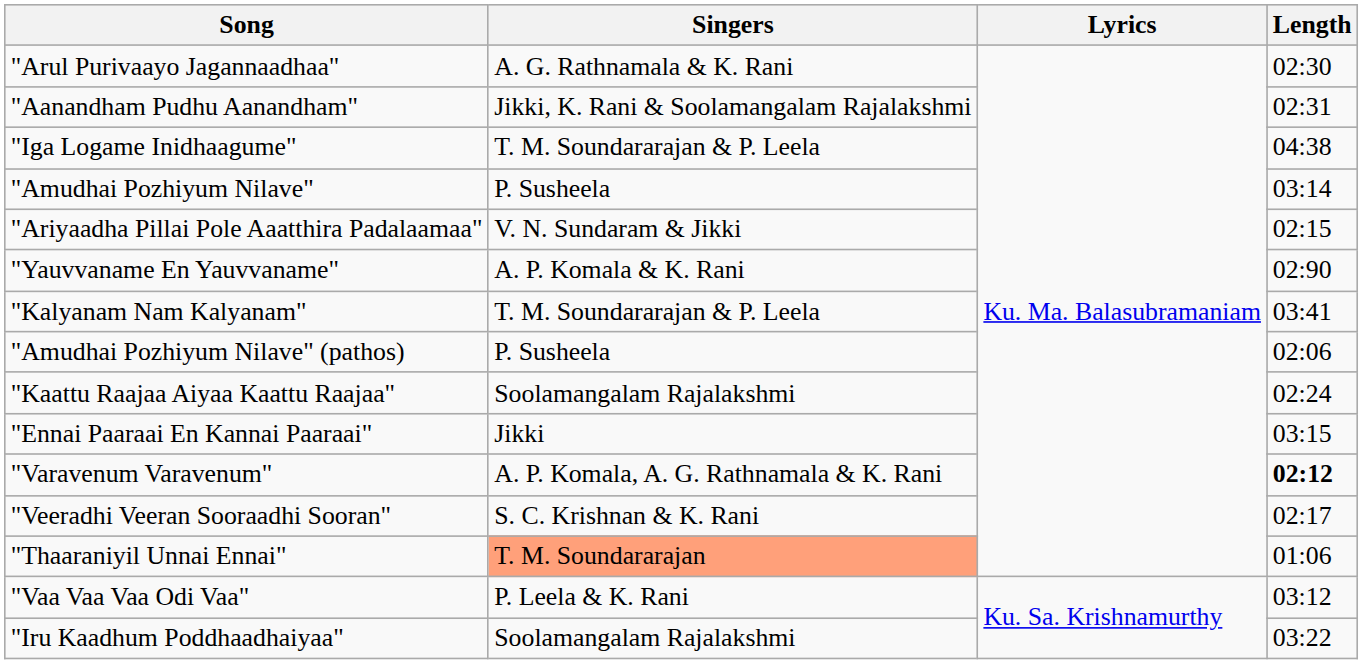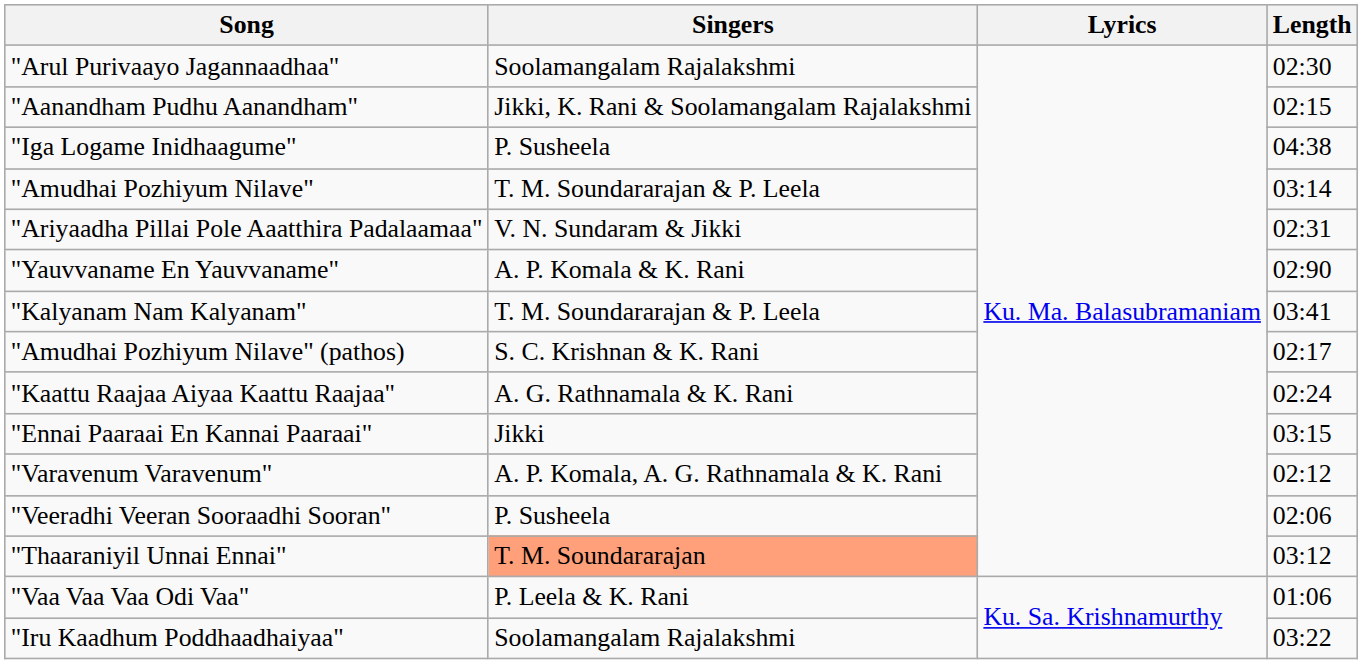(644, 65) A. G. Rathnamala & K. Rani -> (645, 65) Soolamangalam Rajalakshmi
(1302, 106) 02:31 -> (1302, 106) 02:15
(657, 147) T. M. Soundararajan & P. Leela -> (552, 147) P. Susheela
(552, 188) P. Susheela -> (657, 188) T. M. Soundararajan & P. Leela
(1302, 229) 02:15 -> (1302, 229) 02:31
(552, 351) P. Susheela -> (627, 351) S. C. Krishnan & K. Rani
(1302, 351) 02:06 -> (1302, 351) 02:17
(645, 392) Soolamangalam Rajalakshmi -> (644, 392) A. G. Rathnamala & K. Rani
(1303, 474) bold -> (1302, 474) normal
(627, 515) S. C. Krishnan & K. Rani -> (552, 515) P. Susheela
(1302, 515) 02:17 -> (1302, 515) 02:06
(1302, 556) 01:06 -> (1302, 556) 03:12
(1302, 596) 03:12 -> (1302, 596) 01:06
